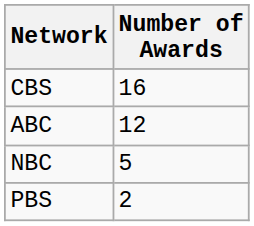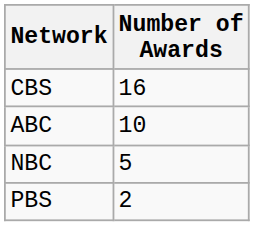(133, 126) 12 -> (133, 126) 10
